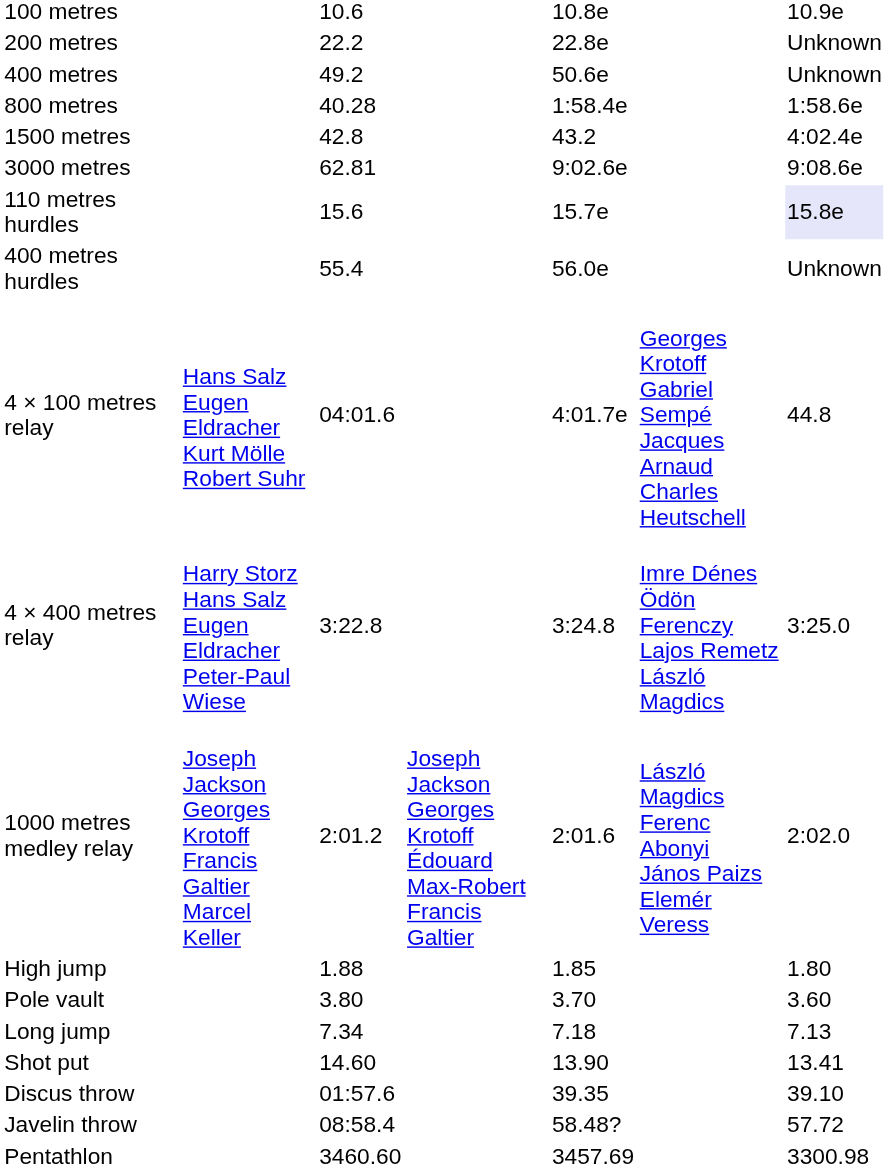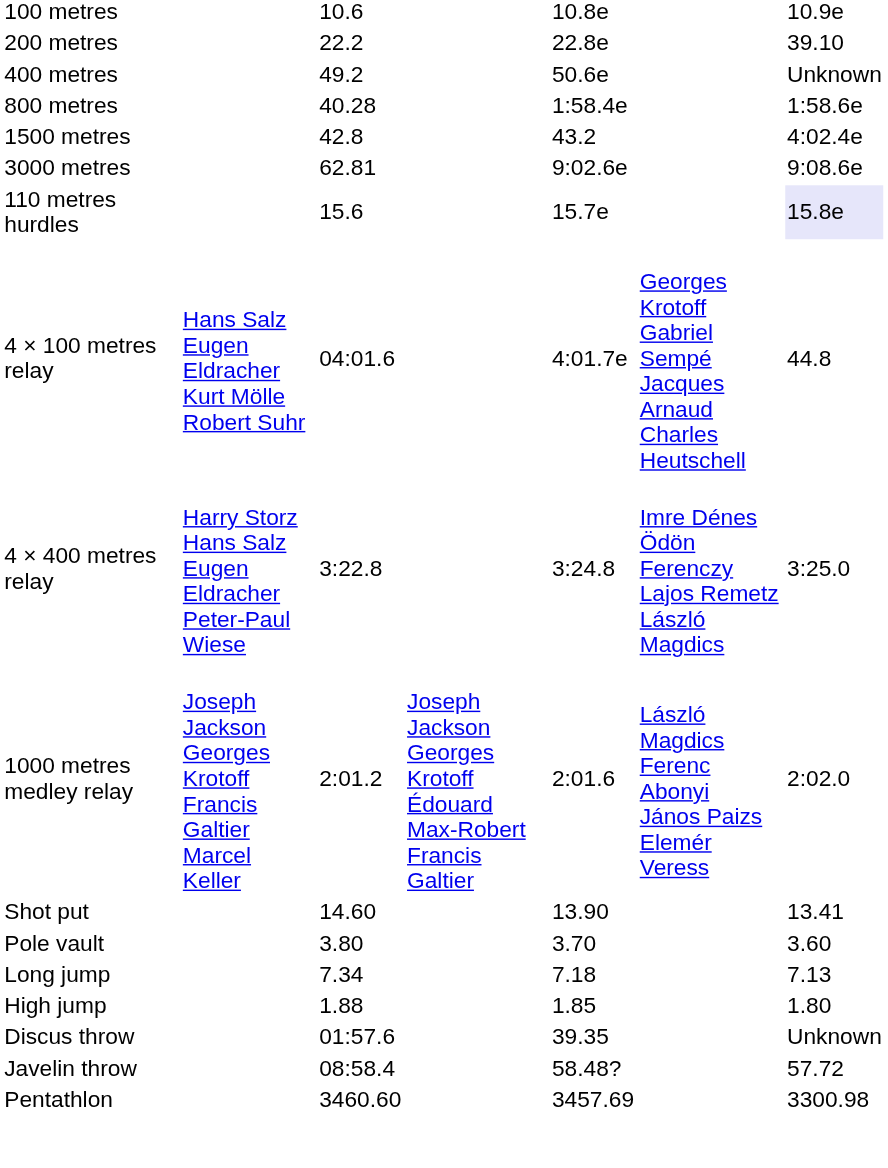(834, 43) Unknown -> (816, 43) 39.10
- row: (61, 268)
rows swapped: (55, 968) <-> (47, 1062)
(816, 1093) 39.10 -> (834, 1037) Unknown
